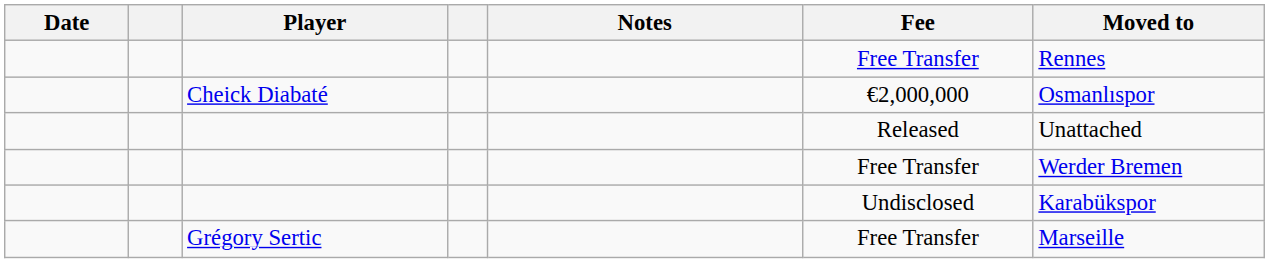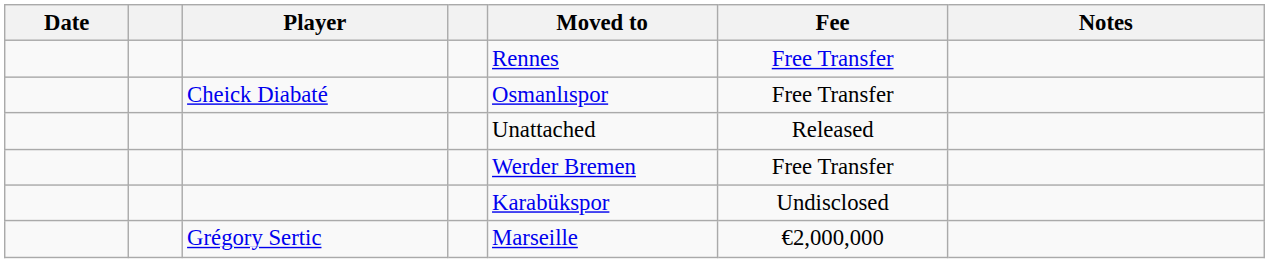columns swapped: (1148, 22) <-> (645, 22)
(918, 94) €2,000,000 -> (833, 94) Free Transfer
(918, 238) Free Transfer -> (833, 238) €2,000,000
